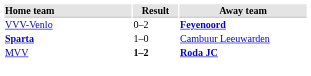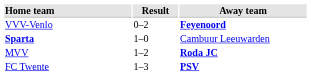(141, 52) bold -> (141, 52) normal
+ row: (27, 66)
